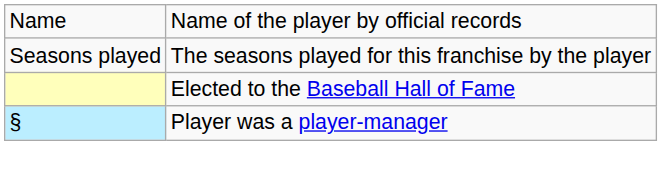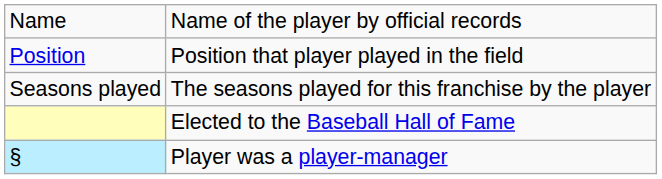+ row: (47, 55)
